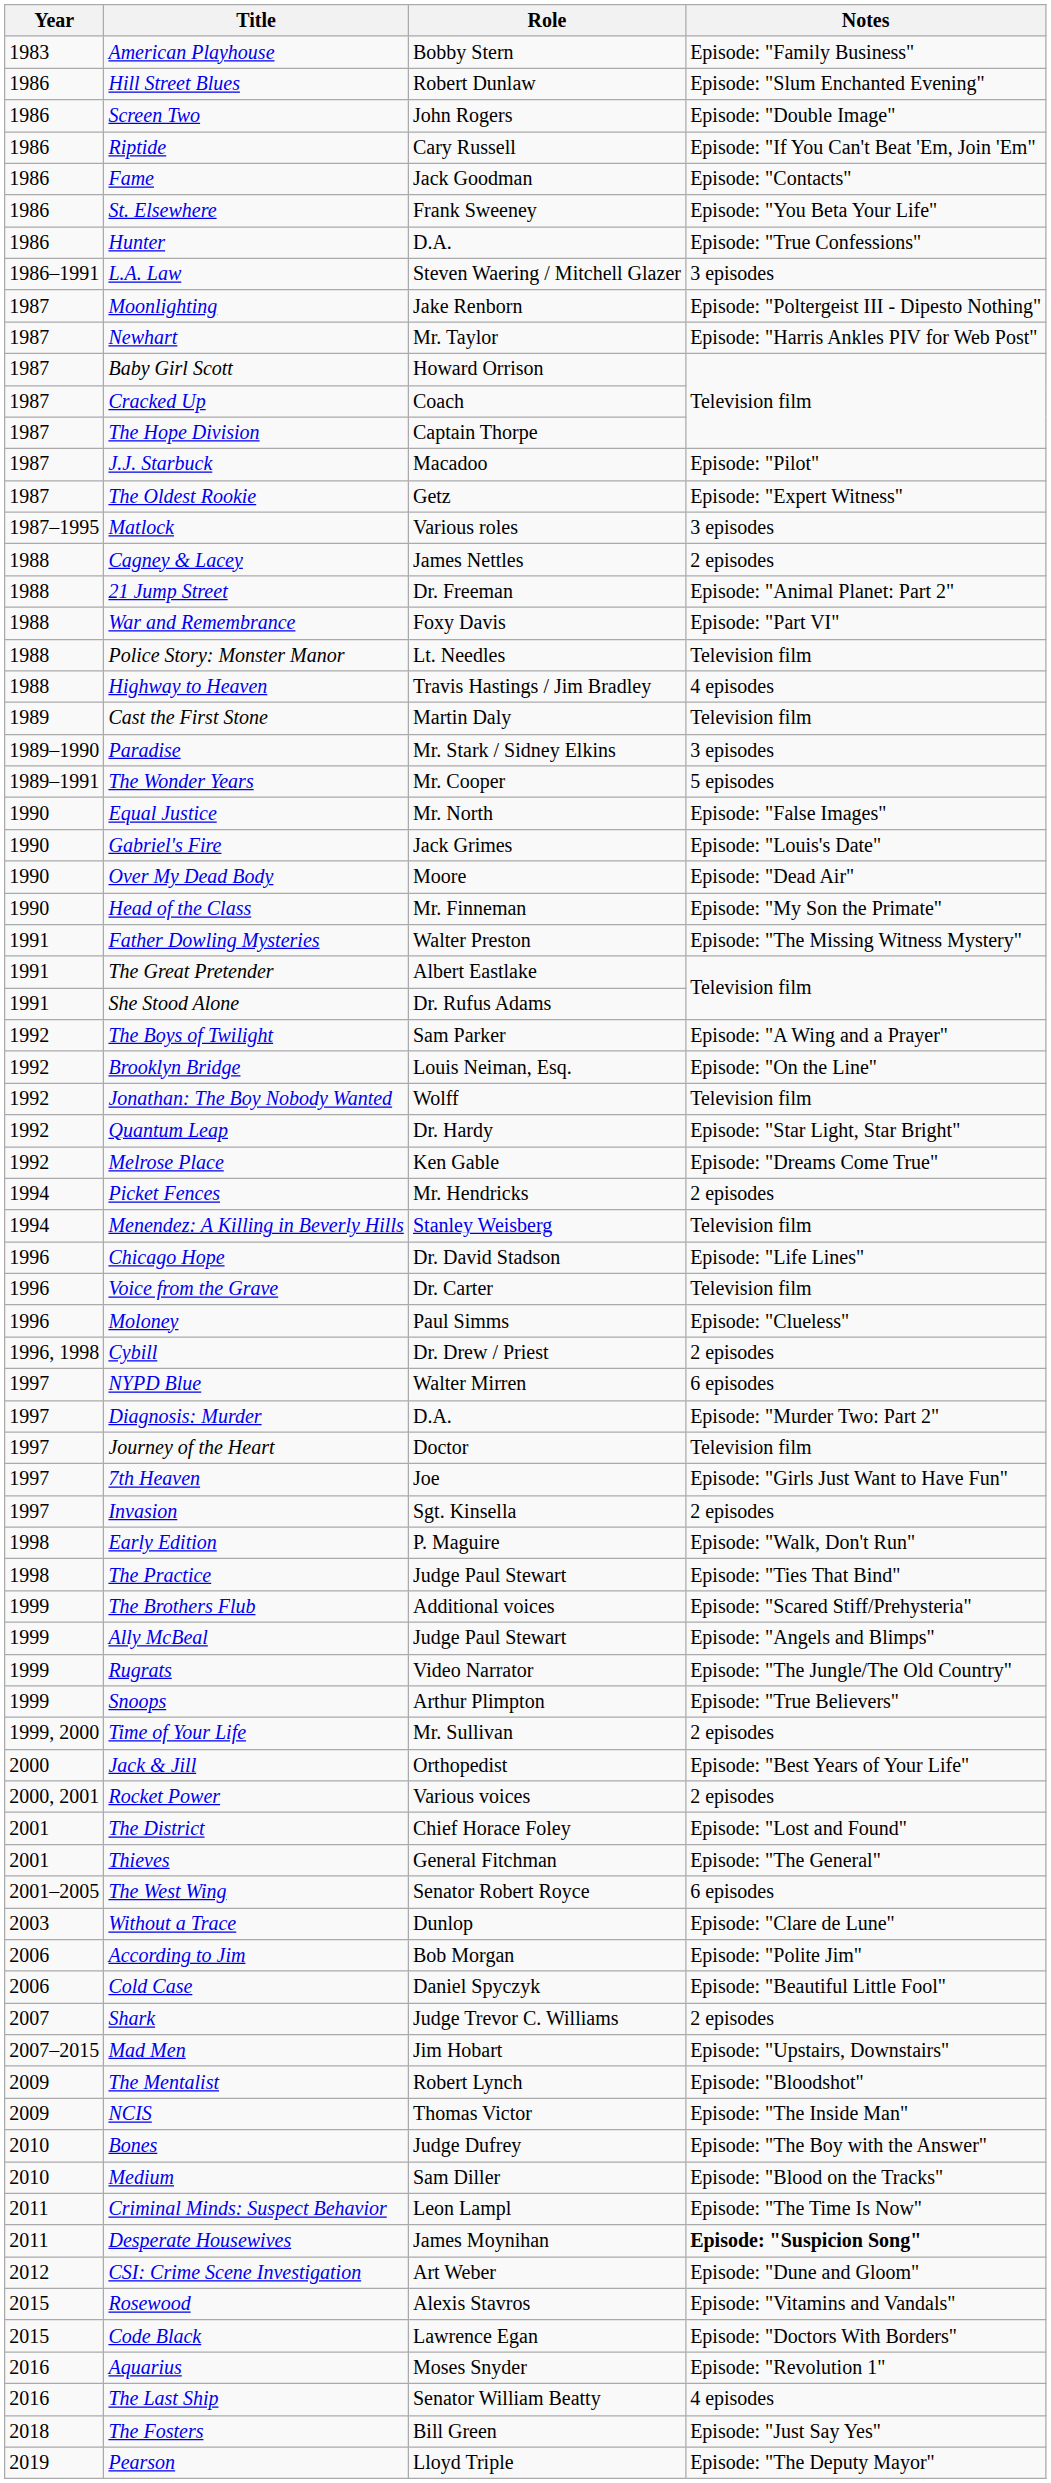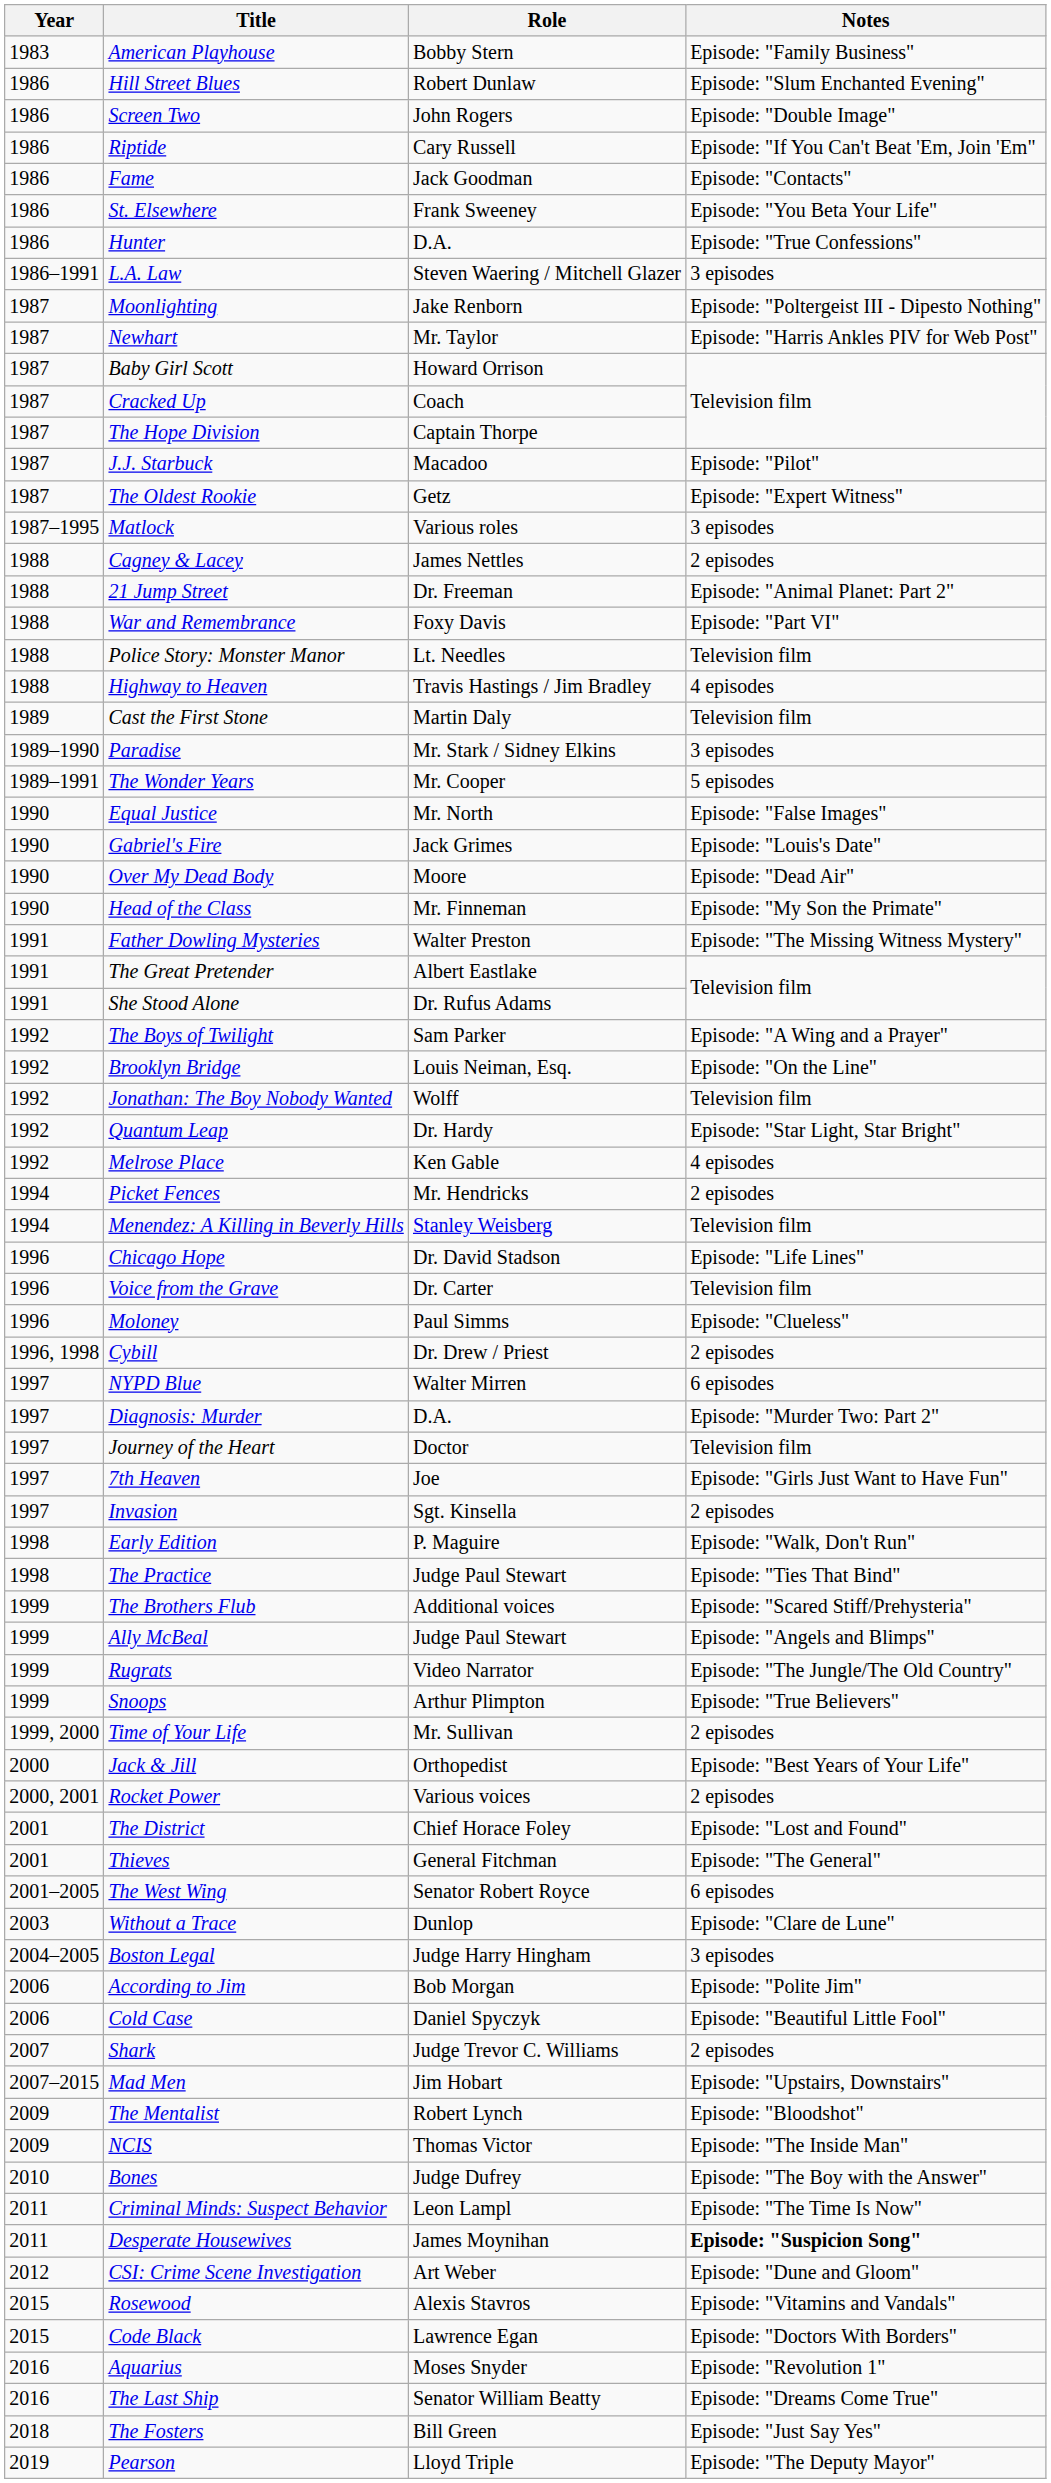(814, 1162) Episode: "Dreams Come True" -> (732, 1162) 4 episodes
+ row: (162, 1955)
- row: (141, 2177)
(732, 2399) 4 episodes -> (814, 2399) Episode: "Dreams Come True"
